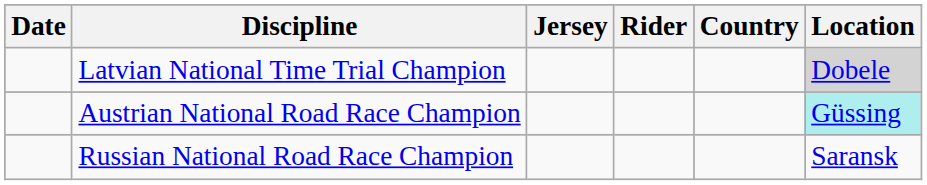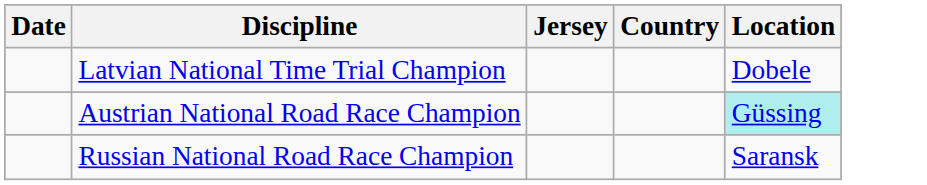- column: (654, 26)
(851, 69) lightgrey background -> (771, 69) no background
